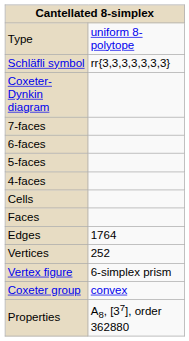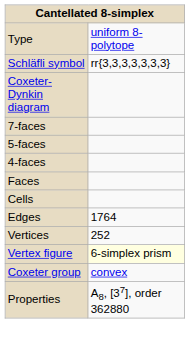- row: (27, 144)
rows swapped: (21, 199) <-> (23, 217)
(131, 272) no background -> (131, 254) lightyellow background
